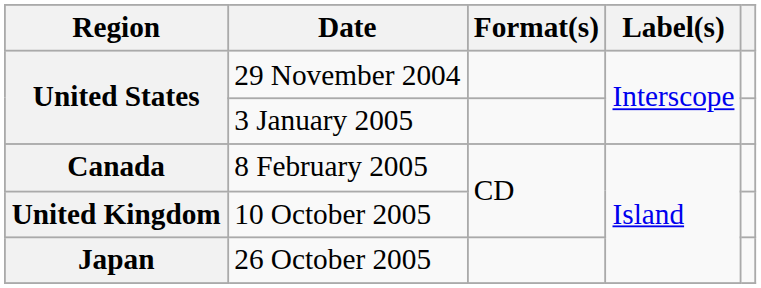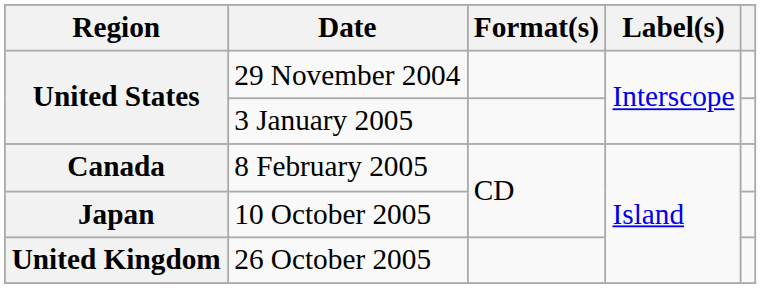(116, 213) United Kingdom -> (116, 213) Japan
(116, 259) Japan -> (116, 259) United Kingdom
